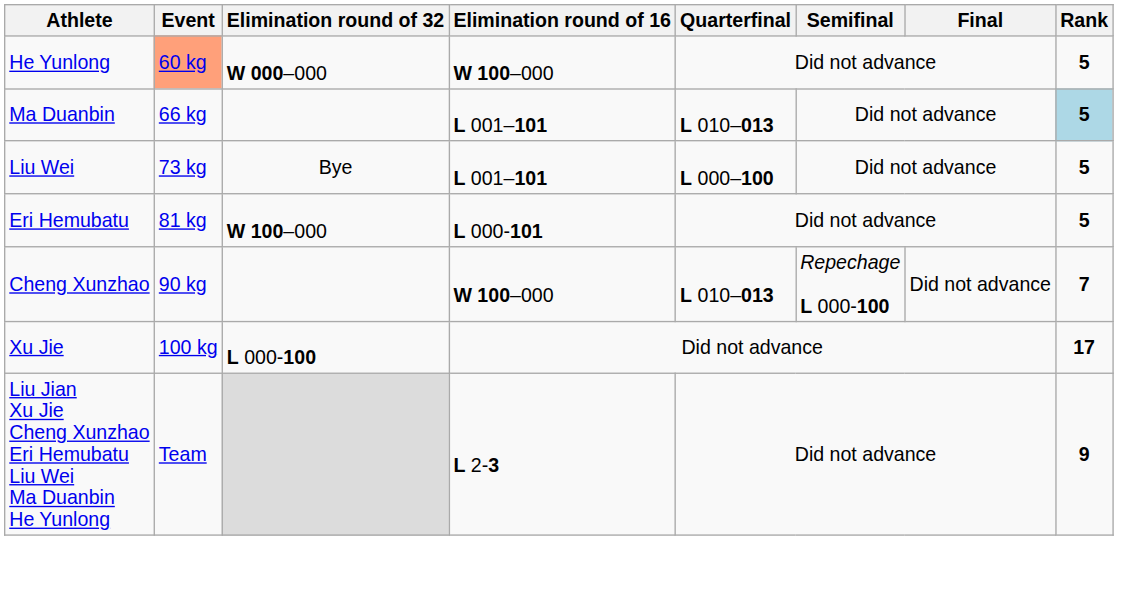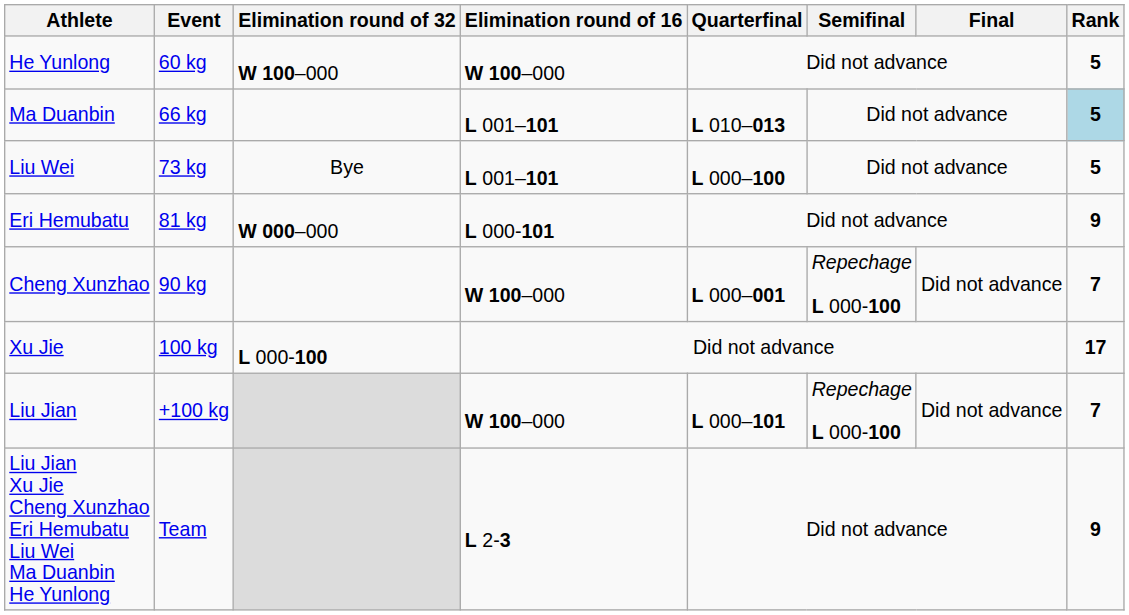(183, 62) lightsalmon background -> (183, 62) no background
(277, 73) W 000–000 -> (288, 73) W 100–000
(277, 231) W 100–000 -> (288, 231) W 000–000
(1084, 220) 5 -> (1096, 220) 9
(727, 295) L 010–013 -> (738, 295) L 000–001
+ row: (43, 411)
